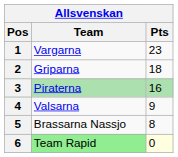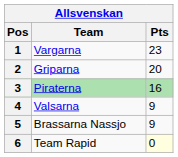(155, 69) 18 -> (155, 69) 20
(152, 124) 8 -> (152, 124) 9
(65, 143) lightgreen background -> (65, 143) no background
